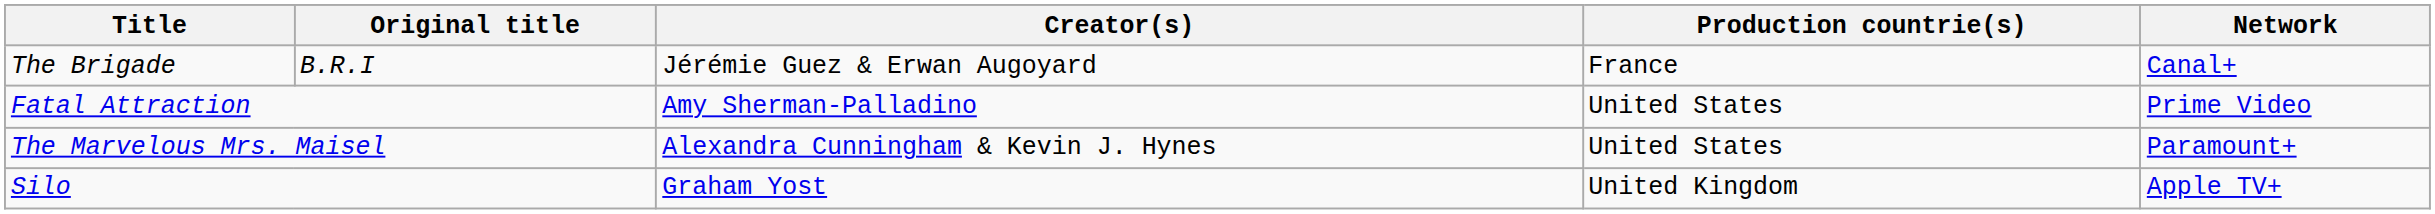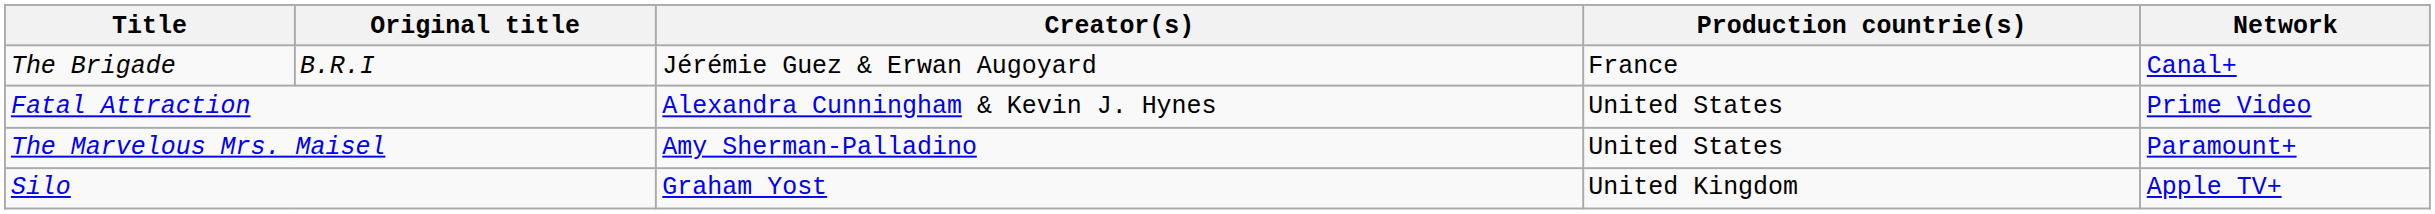(820, 107) Amy Sherman-Palladino -> (939, 107) Alexandra Cunningham & Kevin J. Hynes
(939, 147) Alexandra Cunningham & Kevin J. Hynes -> (820, 147) Amy Sherman-Palladino
